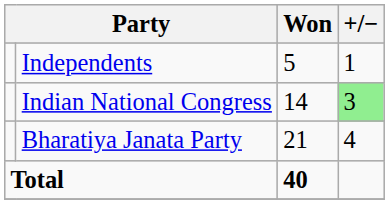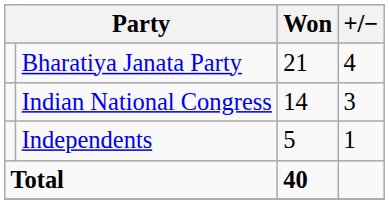rows swapped: (132, 140) <-> (87, 62)
(350, 101) lightgreen background -> (350, 101) no background
